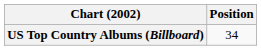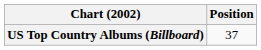(232, 34) 34 -> (232, 34) 37
